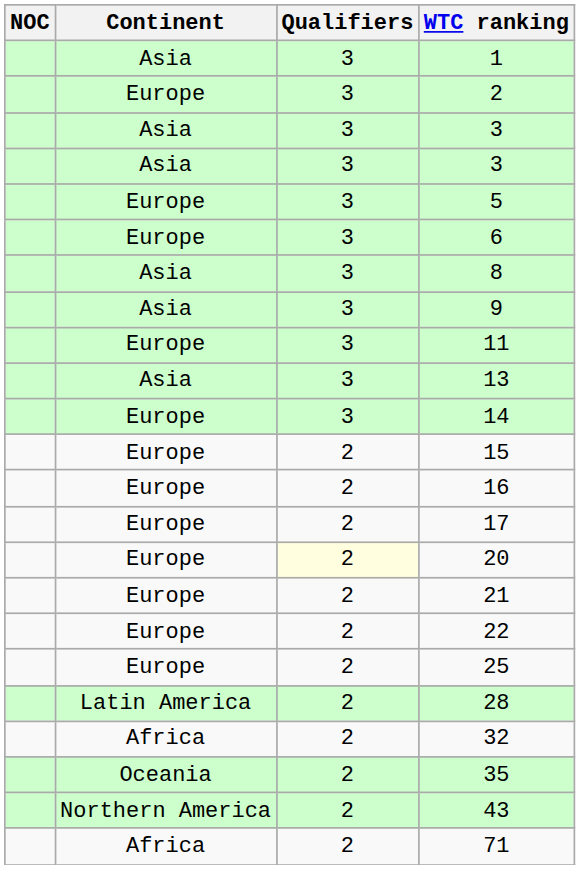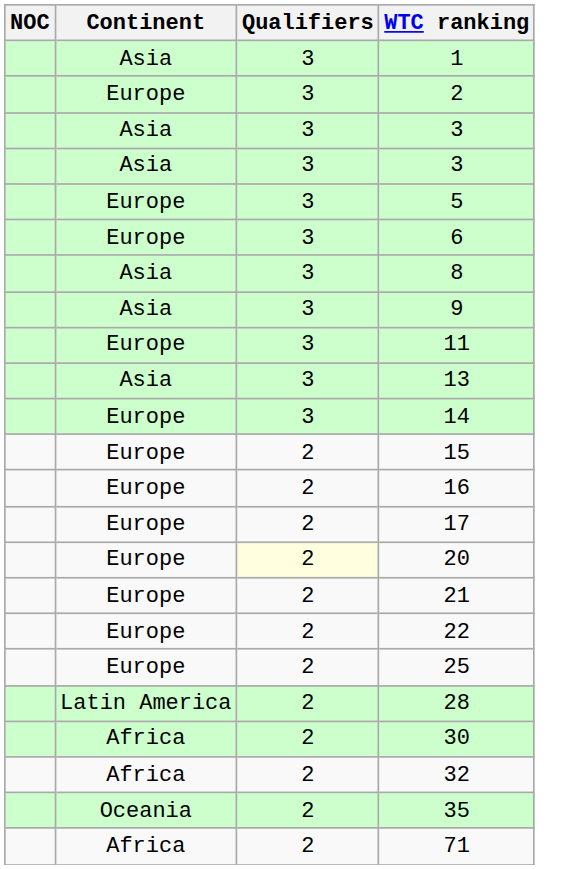+ row: (146, 739)
- row: (166, 810)
